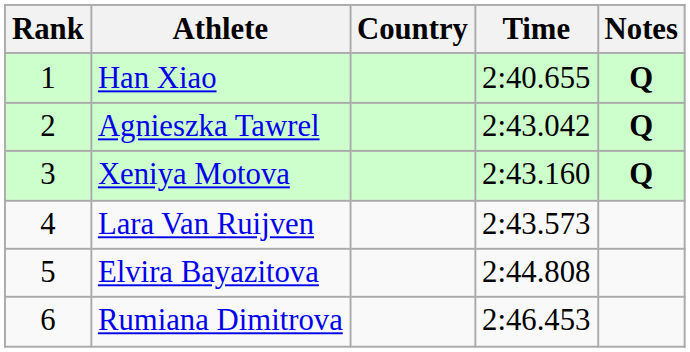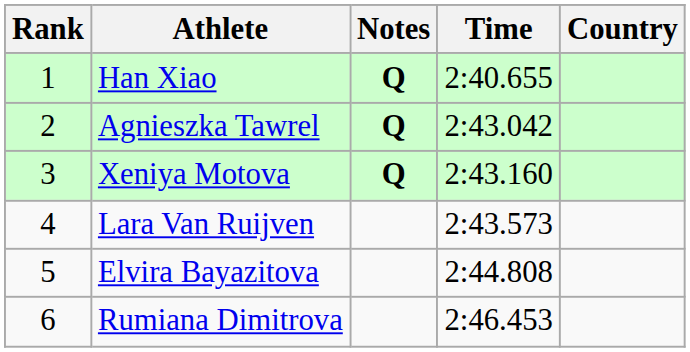columns swapped: (412, 28) <-> (641, 28)
